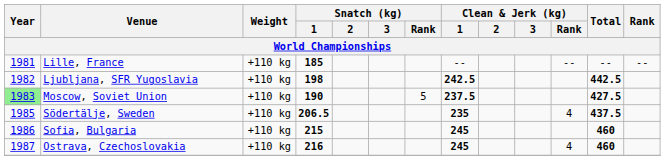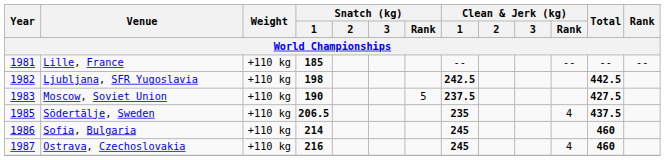(23, 96) lightgreen background -> (23, 96) no background
(314, 130) 215 -> (314, 130) 214
